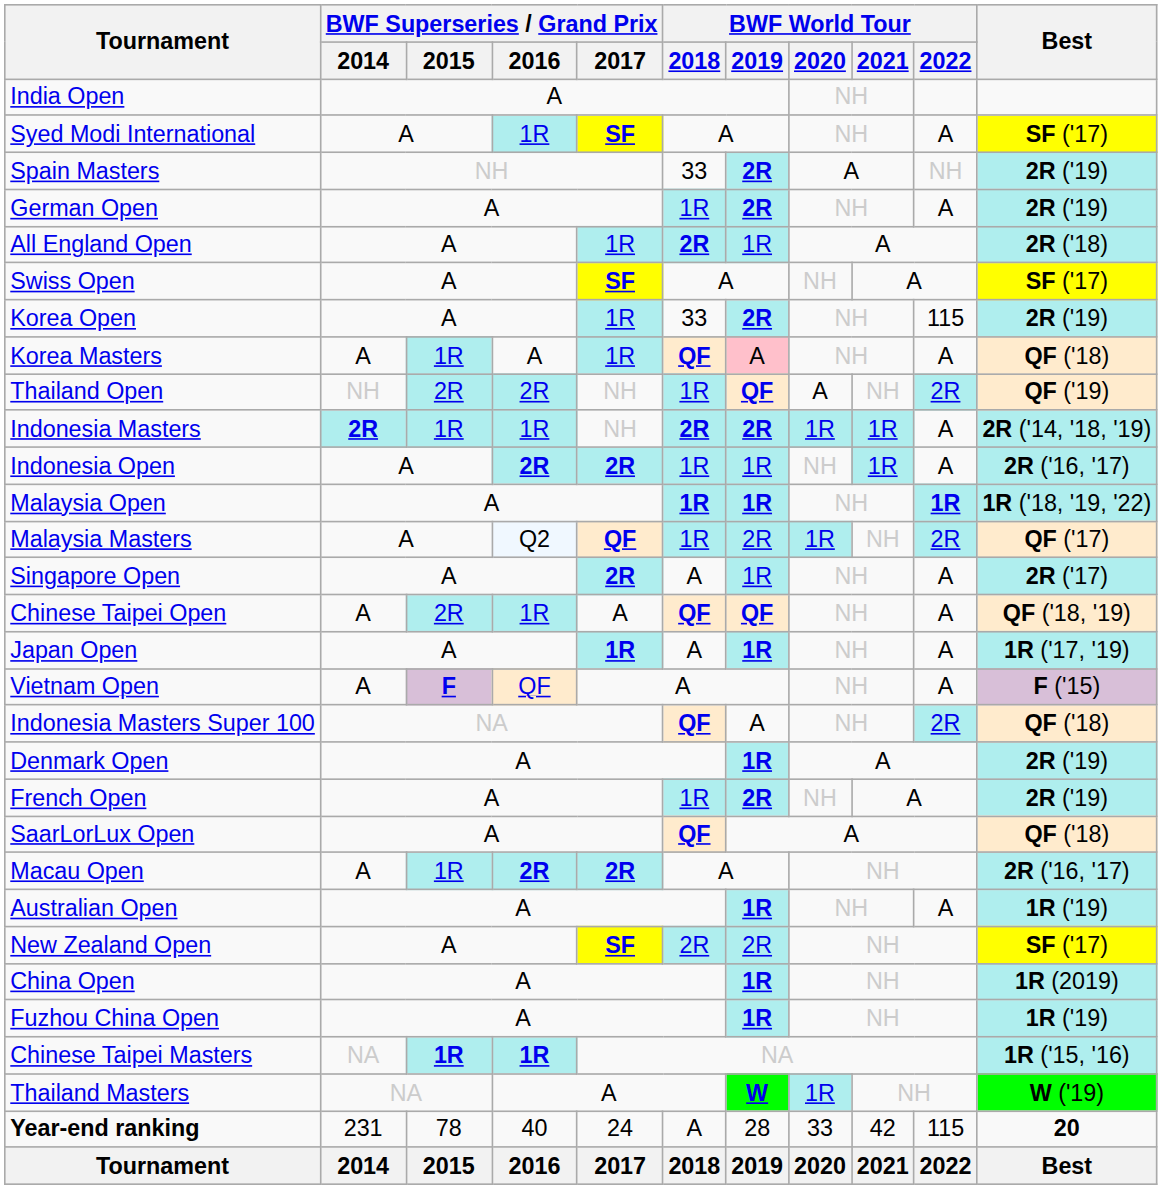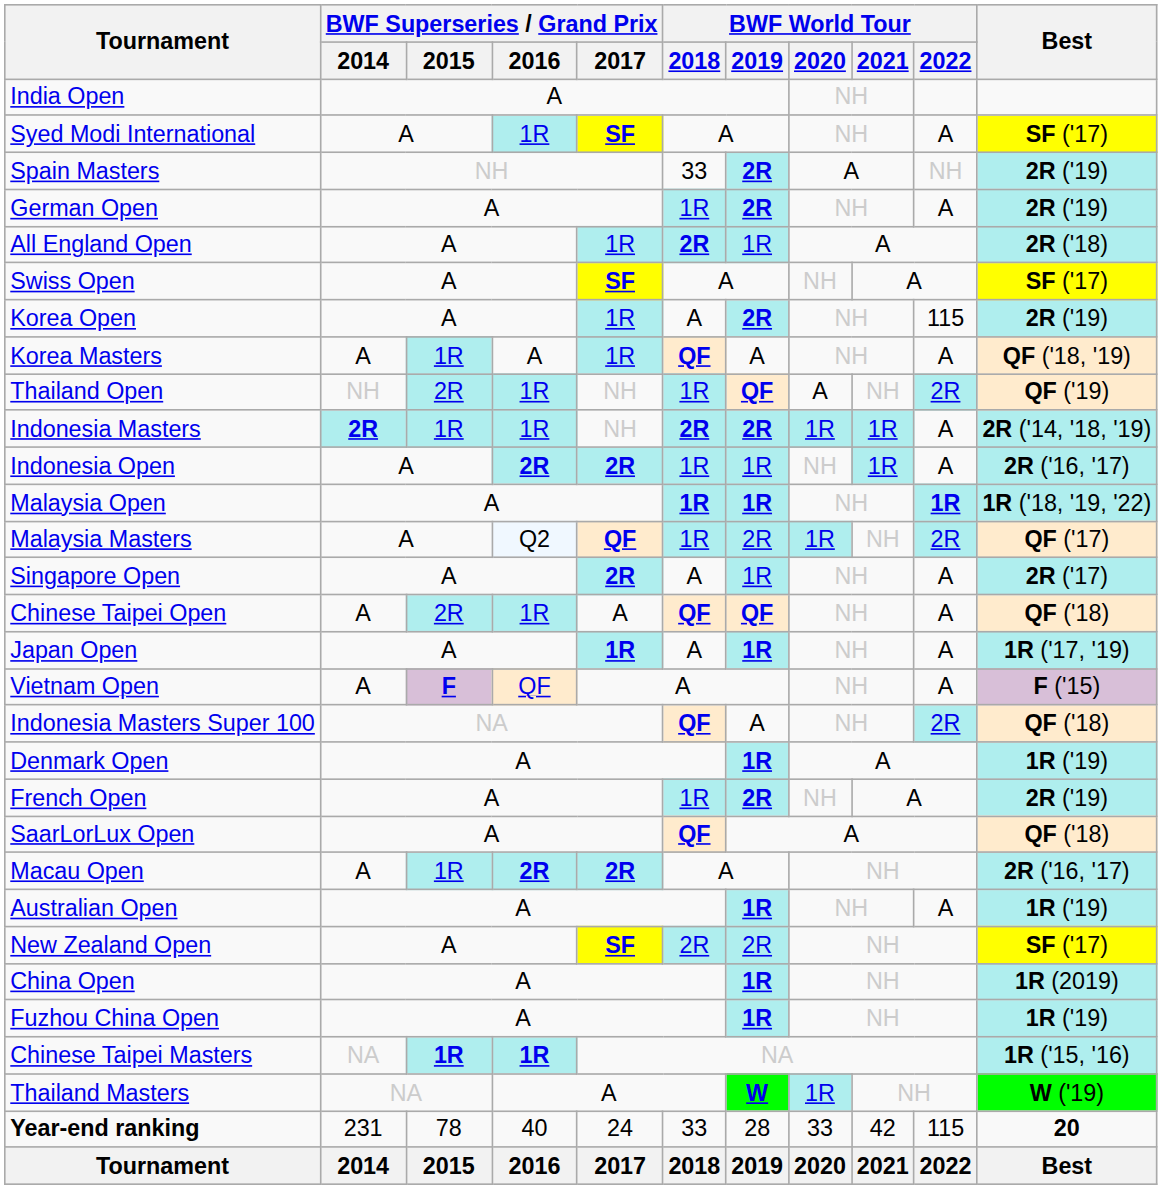(694, 318) 33 -> (694, 318) A
(757, 355) pink background -> (757, 355) no background
(1067, 355) QF ('18) -> (1067, 355) QF ('18, '19)
(534, 392) 2R -> (534, 392) 1R
(1067, 613) QF ('18, '19) -> (1067, 613) QF ('18)
(1067, 761) 2R ('19) -> (1067, 761) 1R ('19)
(694, 1129) A -> (694, 1129) 33
